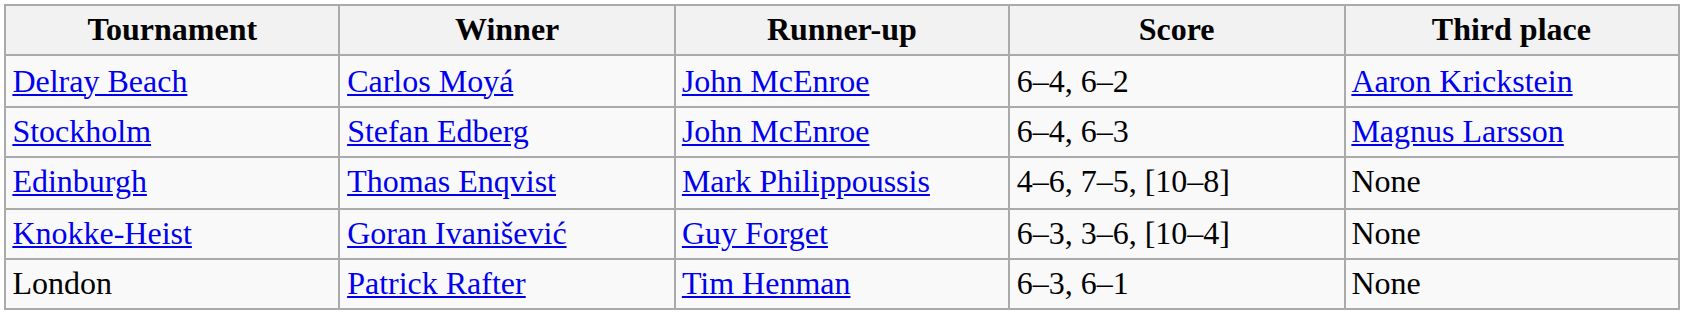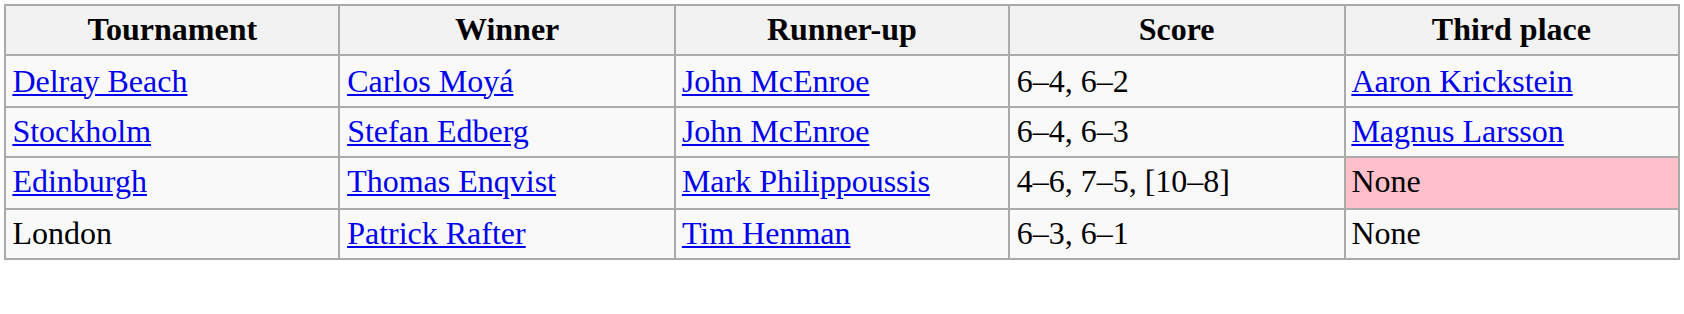(1386, 182) no background -> (1386, 182) pink background
- row: (102, 232)
